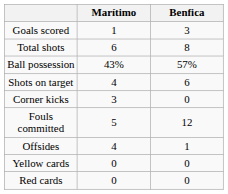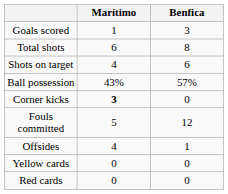rows swapped: (41, 82) <-> (41, 64)
(114, 99) normal -> (114, 99) bold
